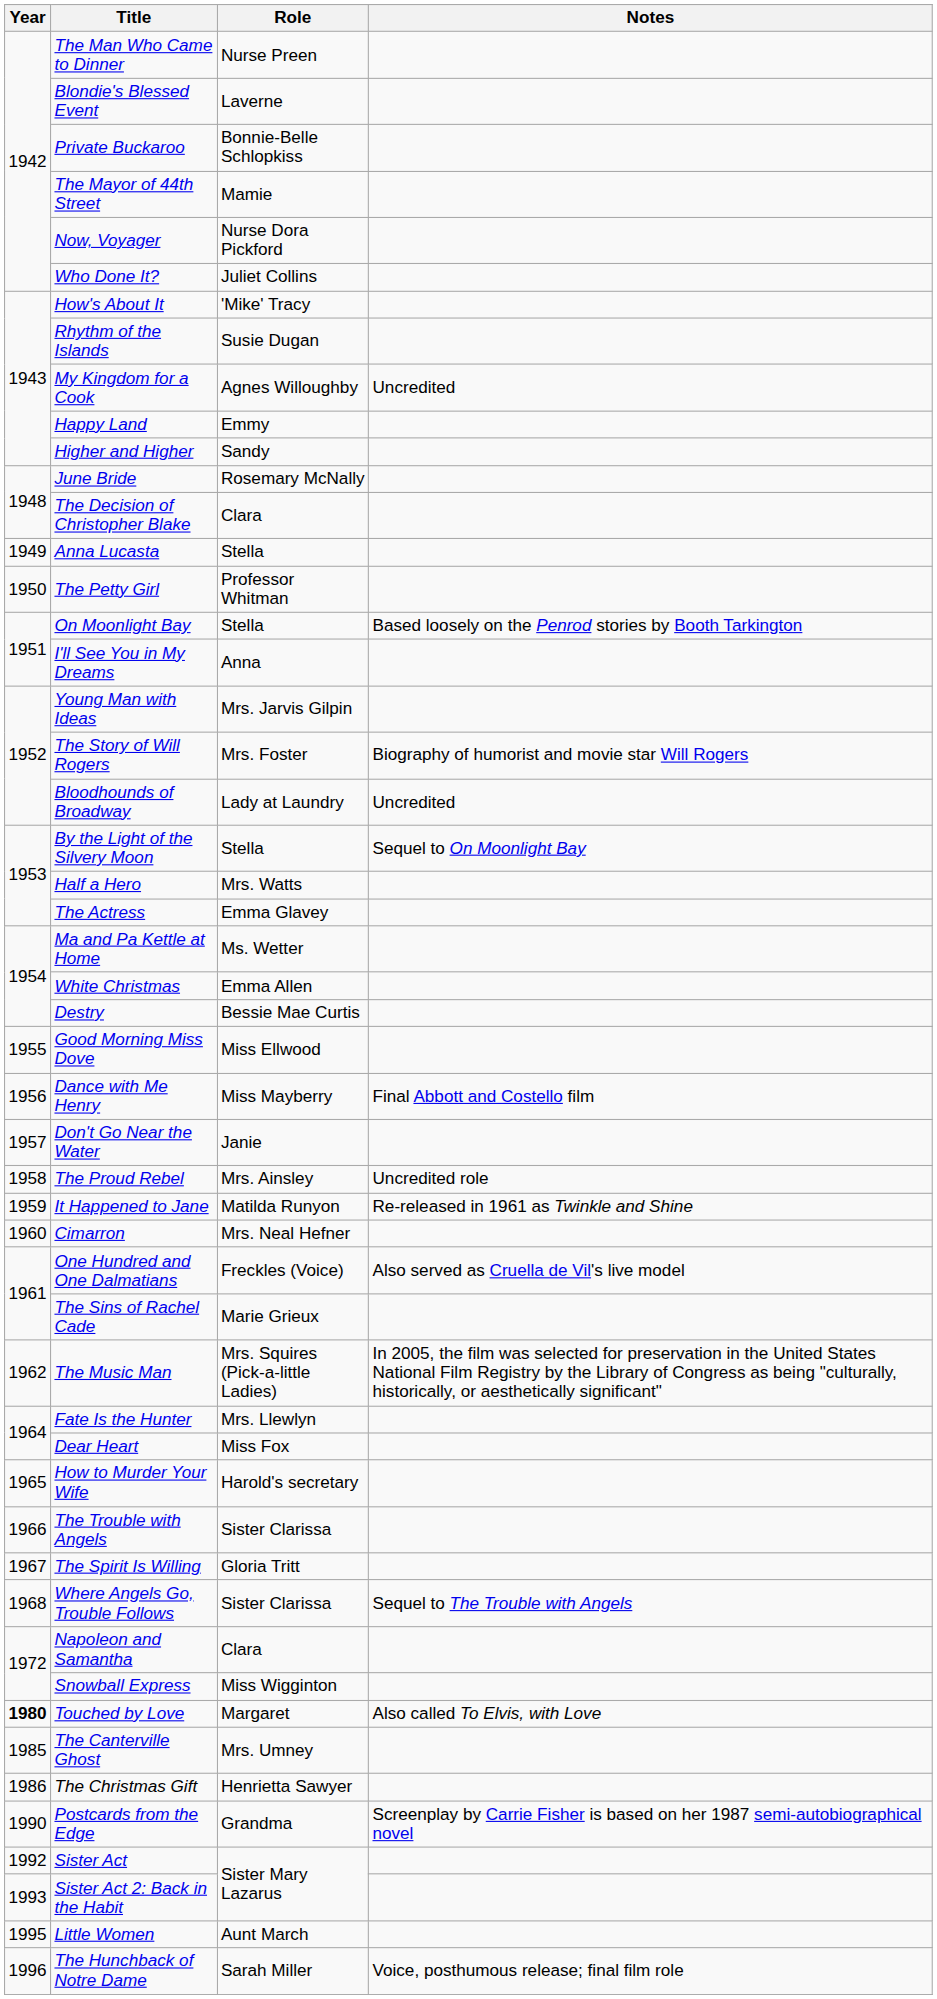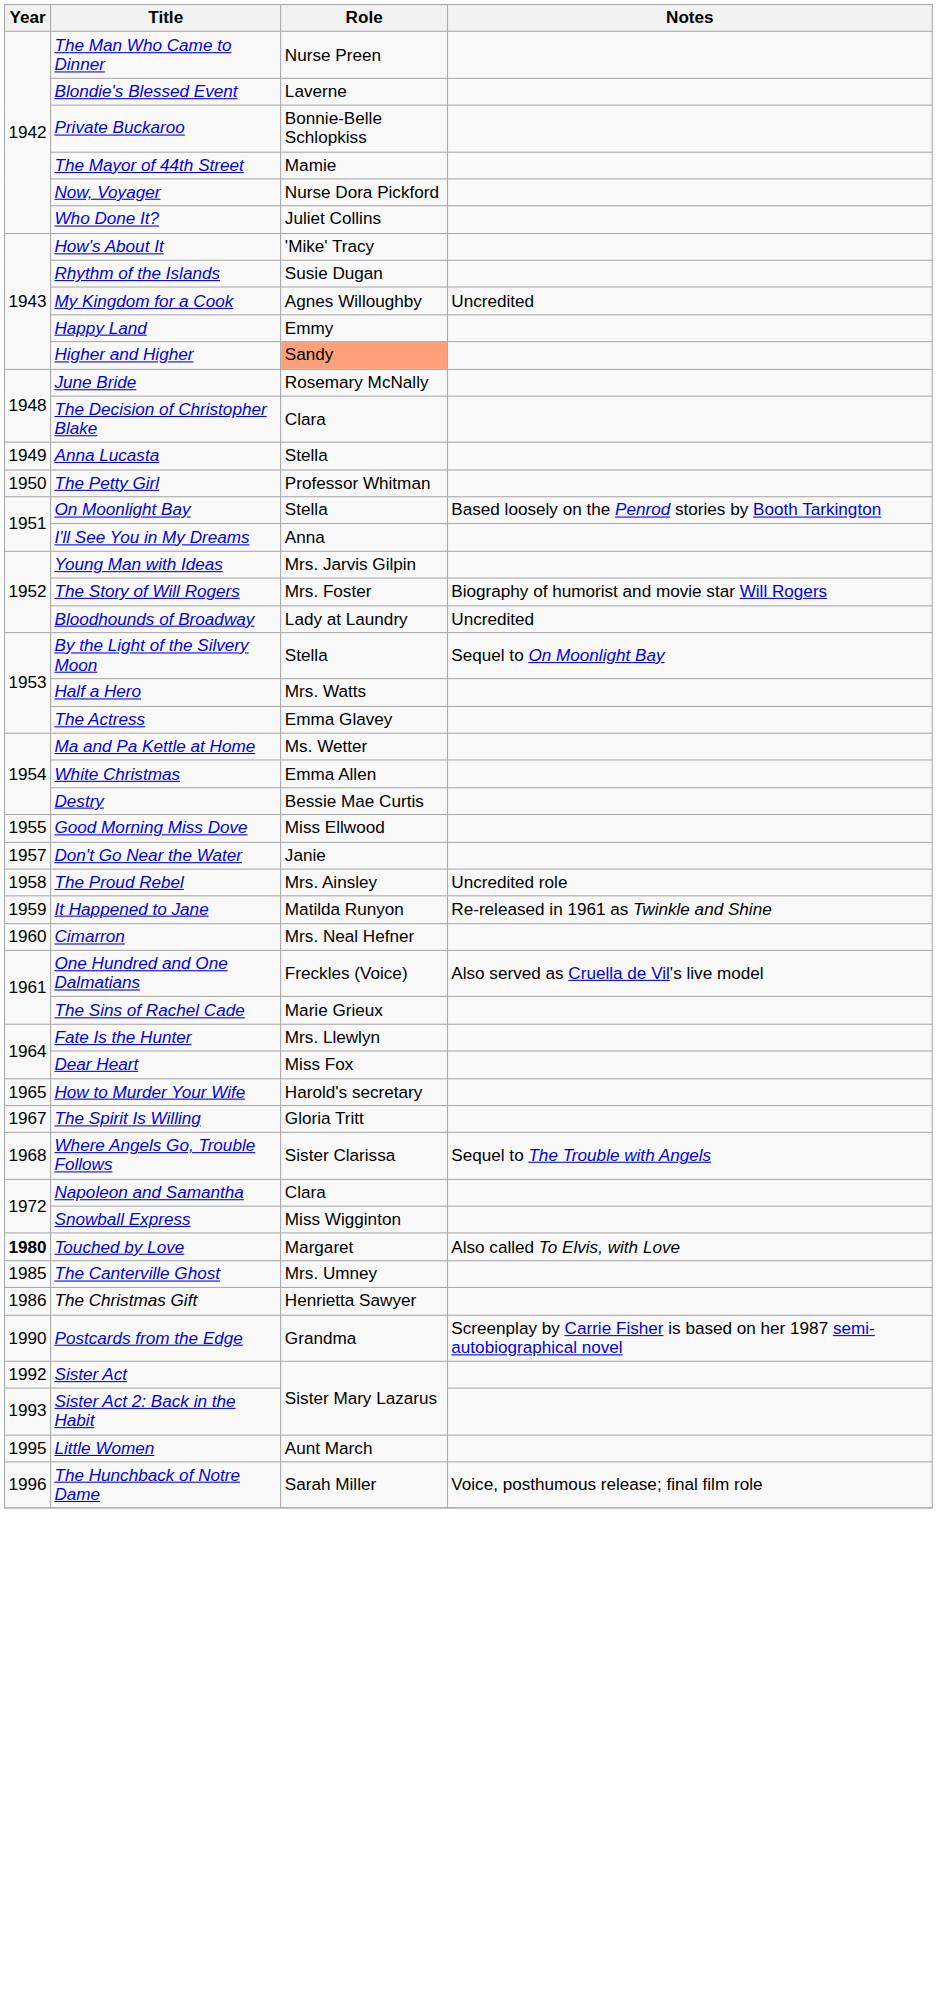(245, 451) no background -> (309, 355) lightsalmon background
- row: (111, 1096)
- row: (113, 1372)
- row: (118, 1529)
